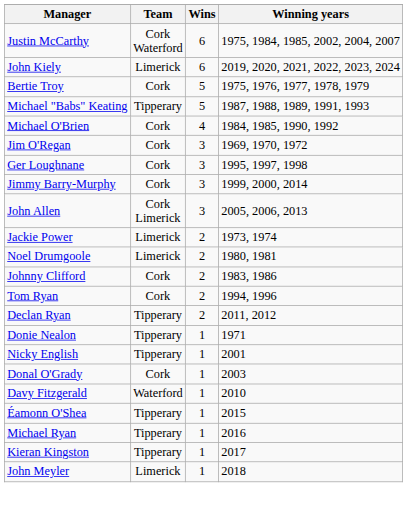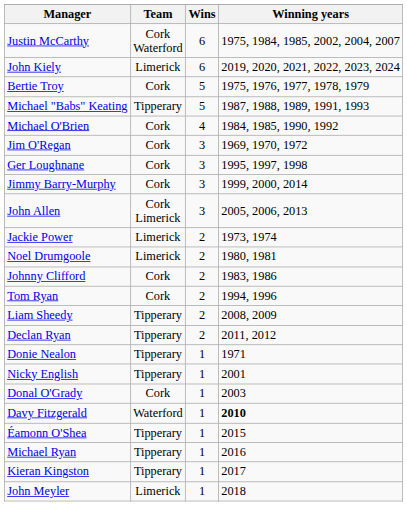+ row: (40, 315)
(234, 393) normal -> (234, 413) bold
